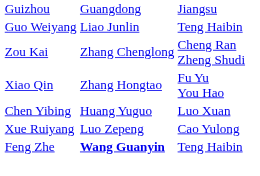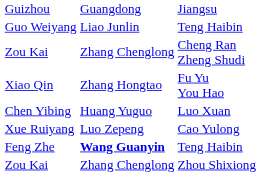+ row: (26, 164)
